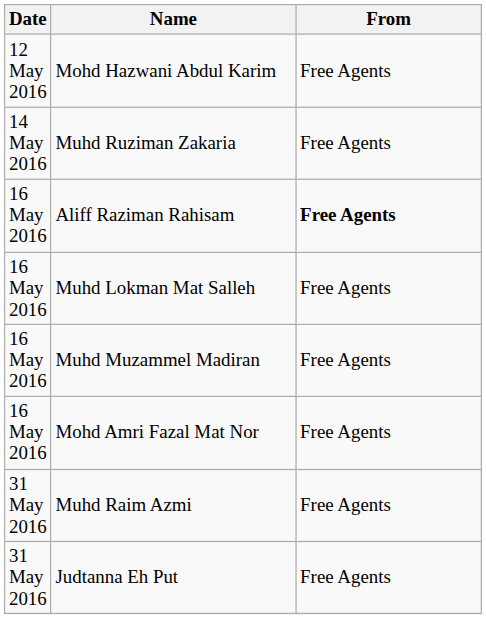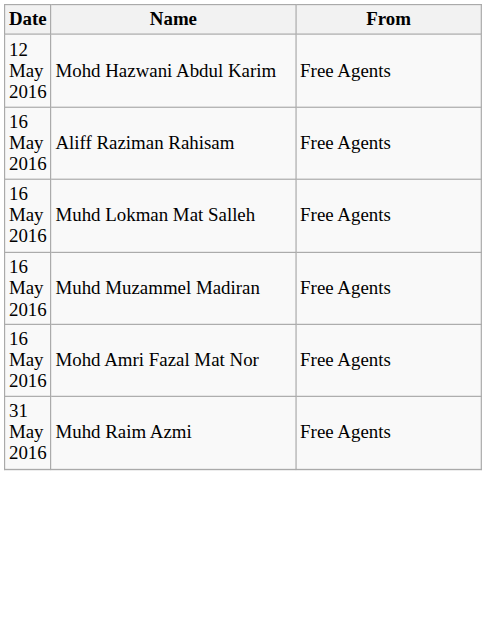- row: (146, 143)
(348, 215) bold -> (345, 143) normal
- row: (117, 577)
